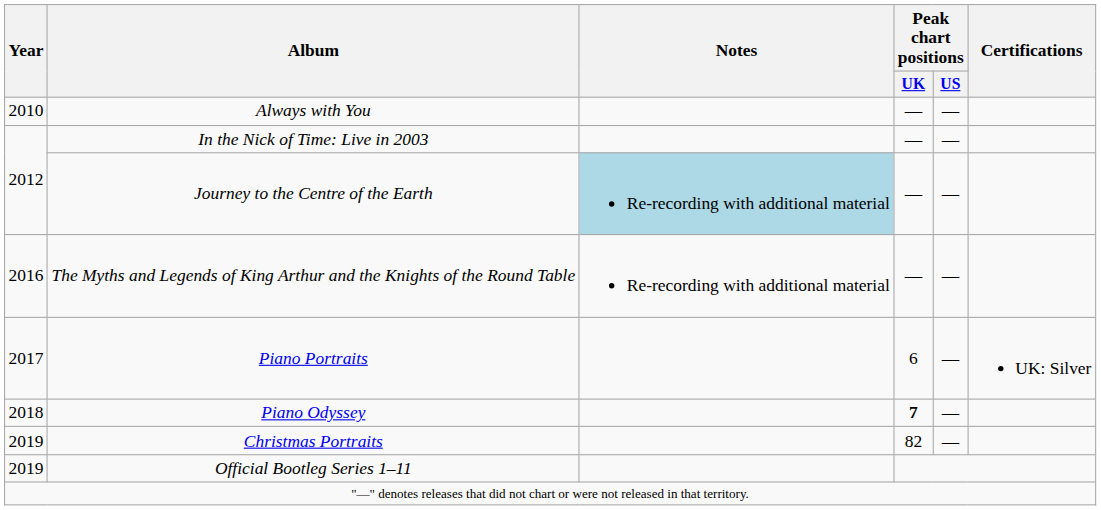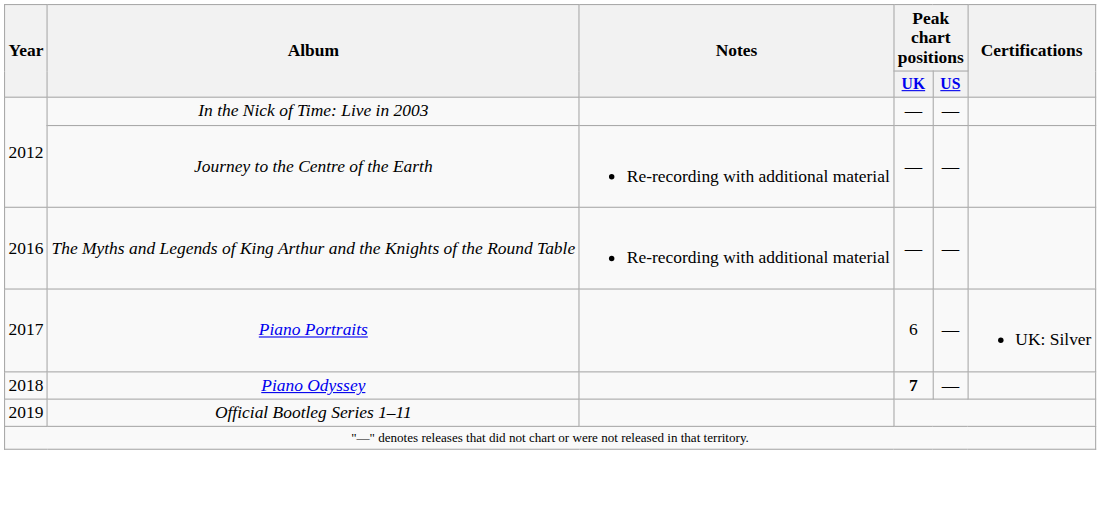- row: (313, 111)
(736, 204) lightblue background -> (736, 176) no background
- row: (313, 440)
